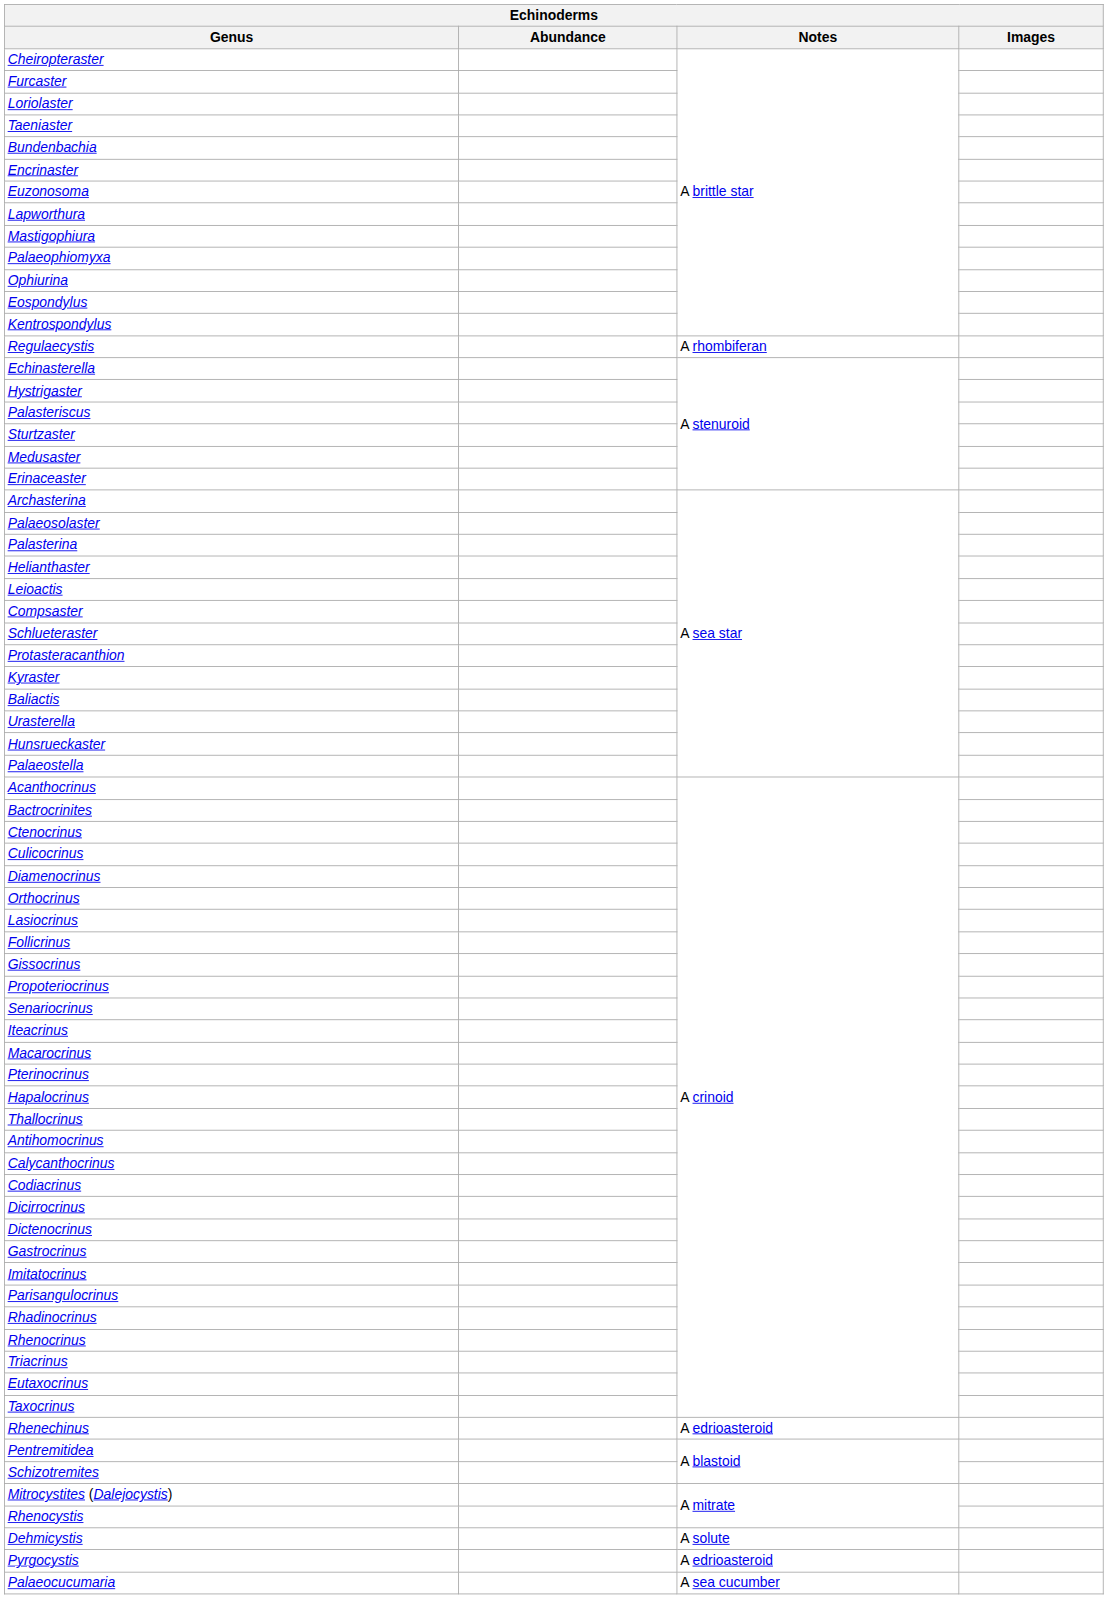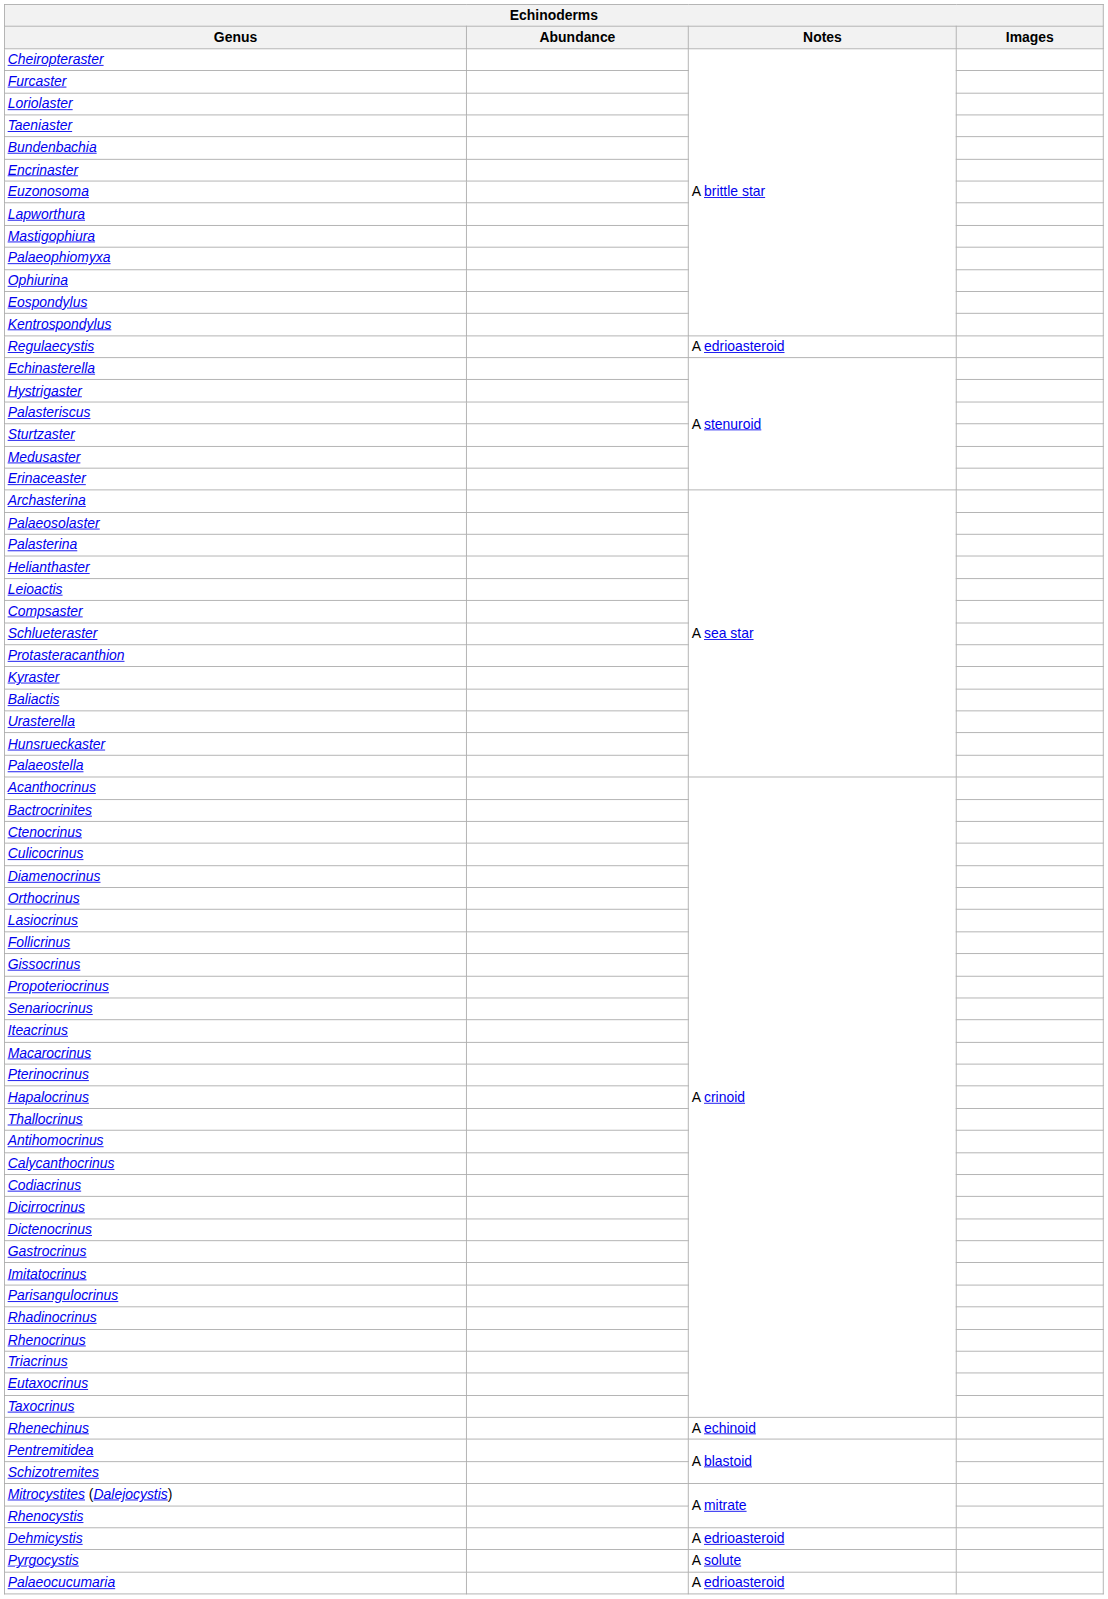(723, 346) A rhombiferan -> (738, 346) A edrioasteroid
(727, 1428) A edrioasteroid -> (724, 1428) A echinoid
(705, 1538) A solute -> (738, 1538) A edrioasteroid
(727, 1560) A edrioasteroid -> (716, 1560) A solute
(730, 1582) A sea cucumber -> (738, 1582) A edrioasteroid
